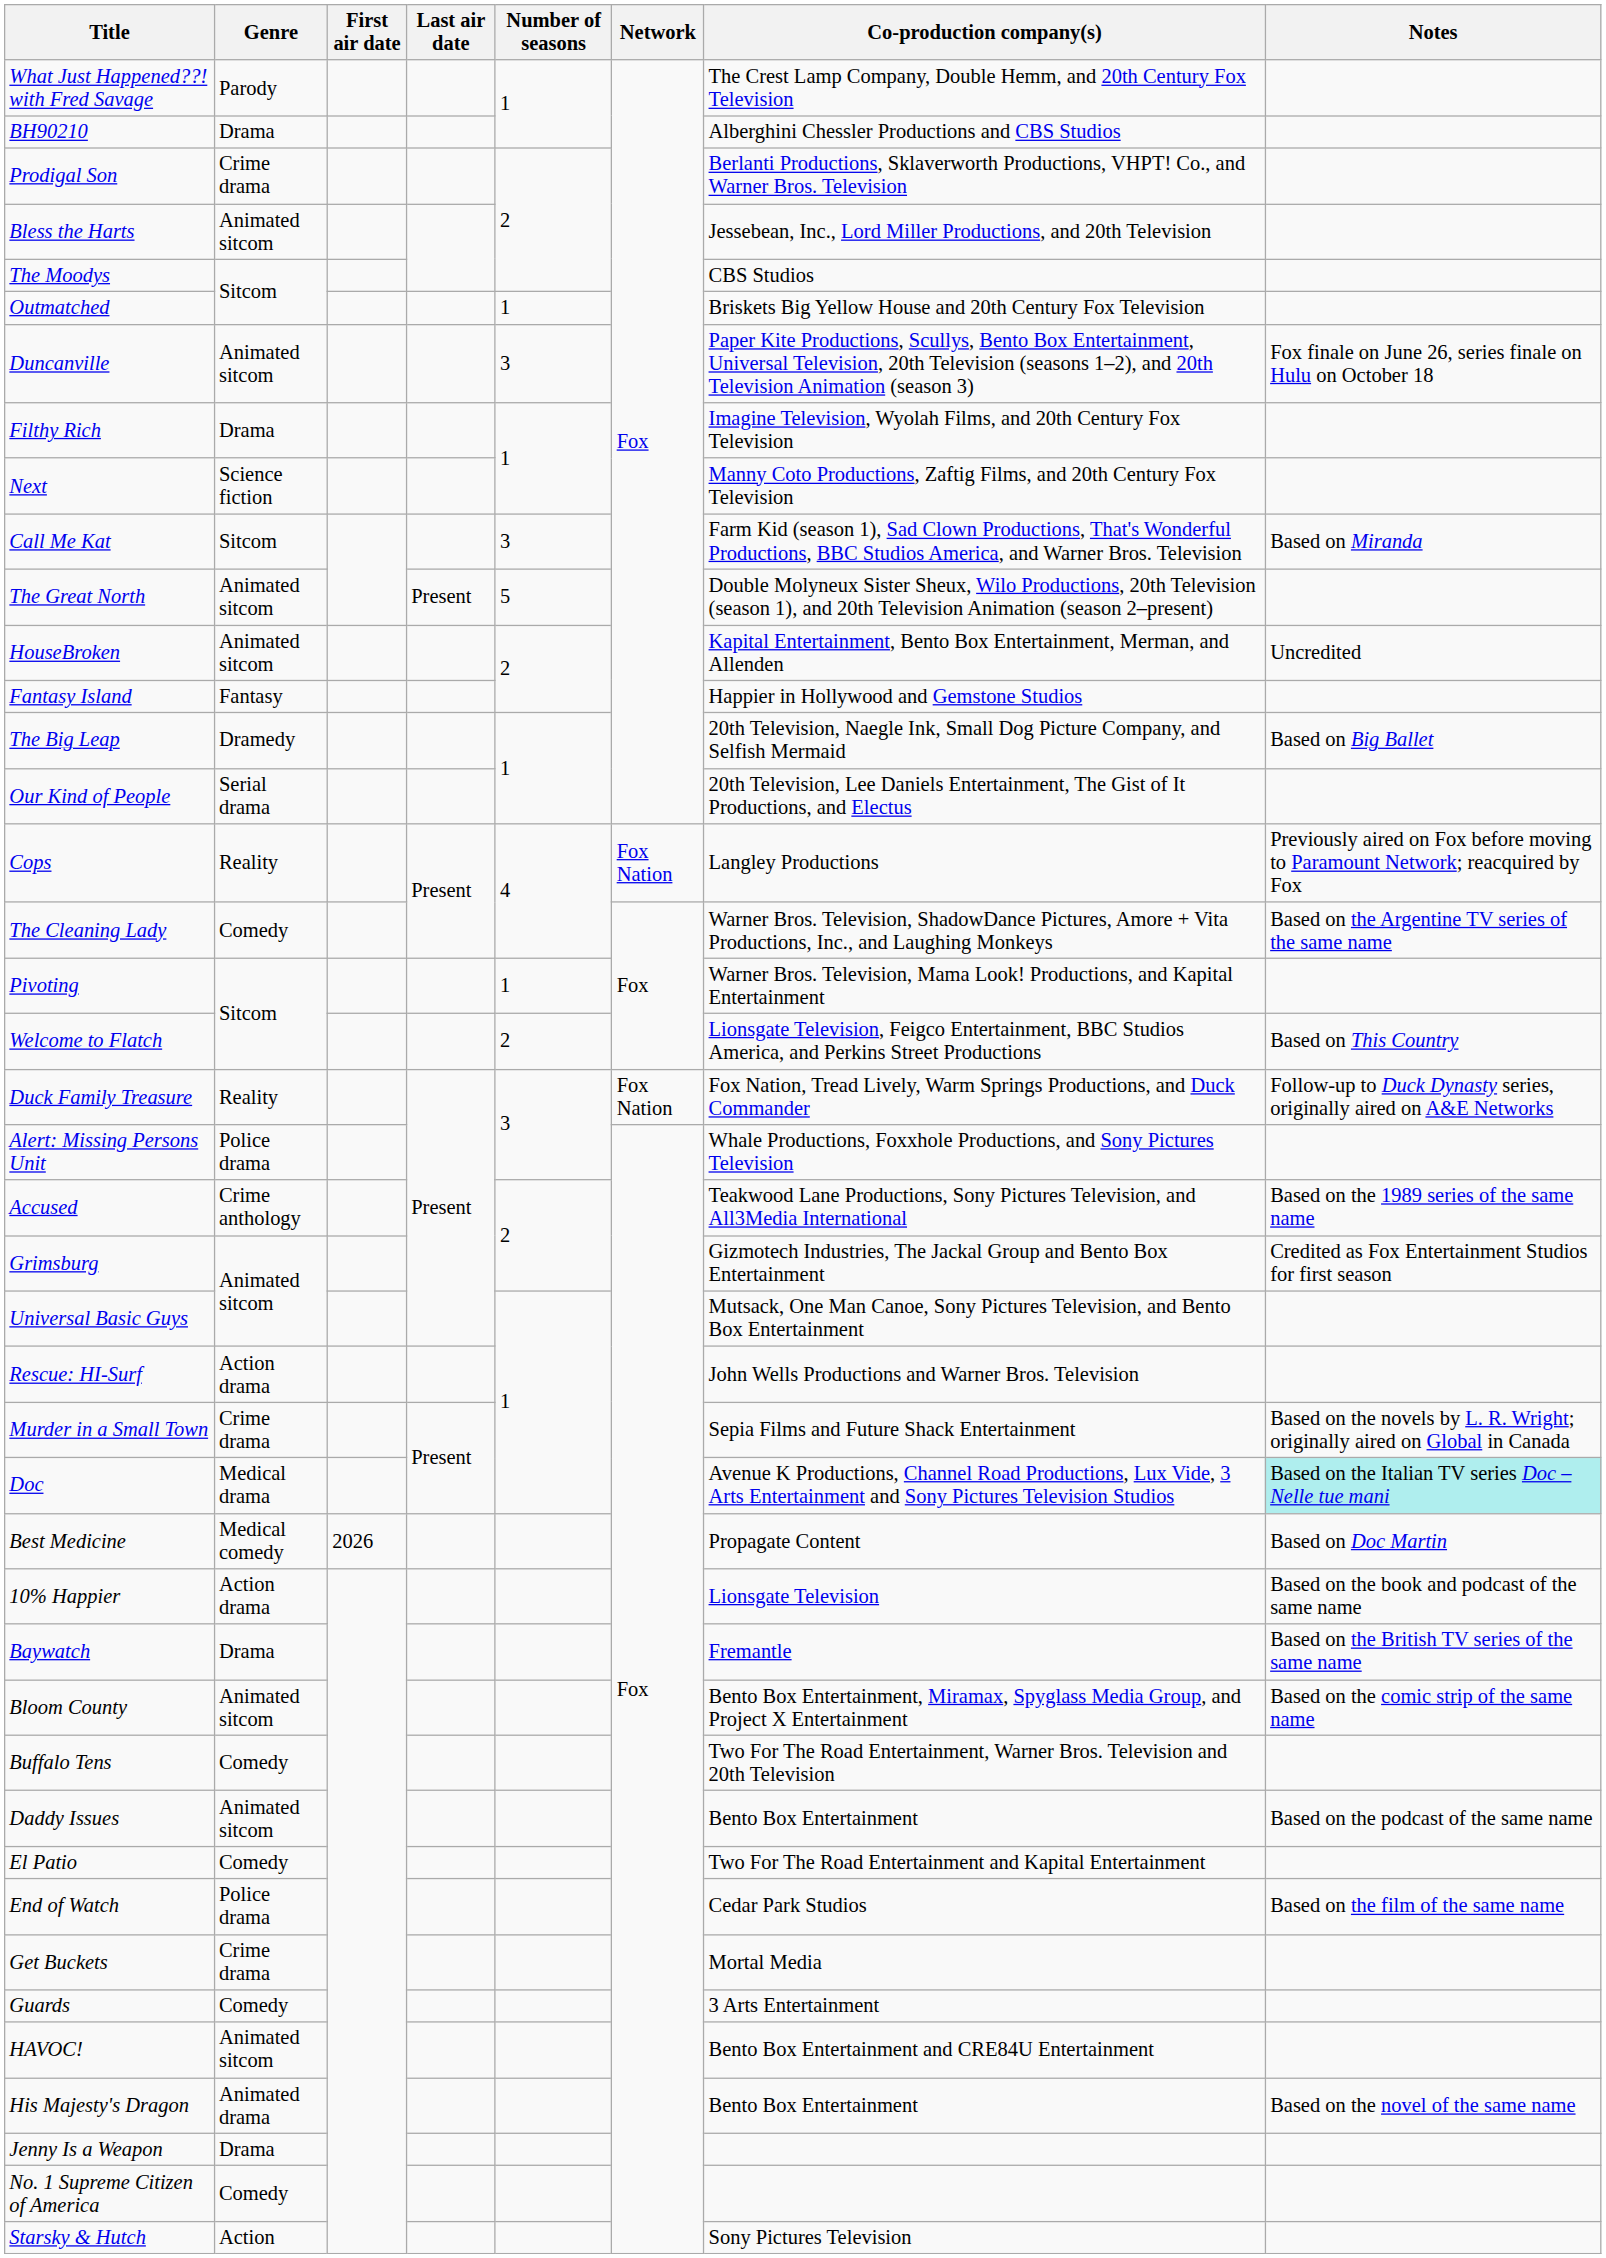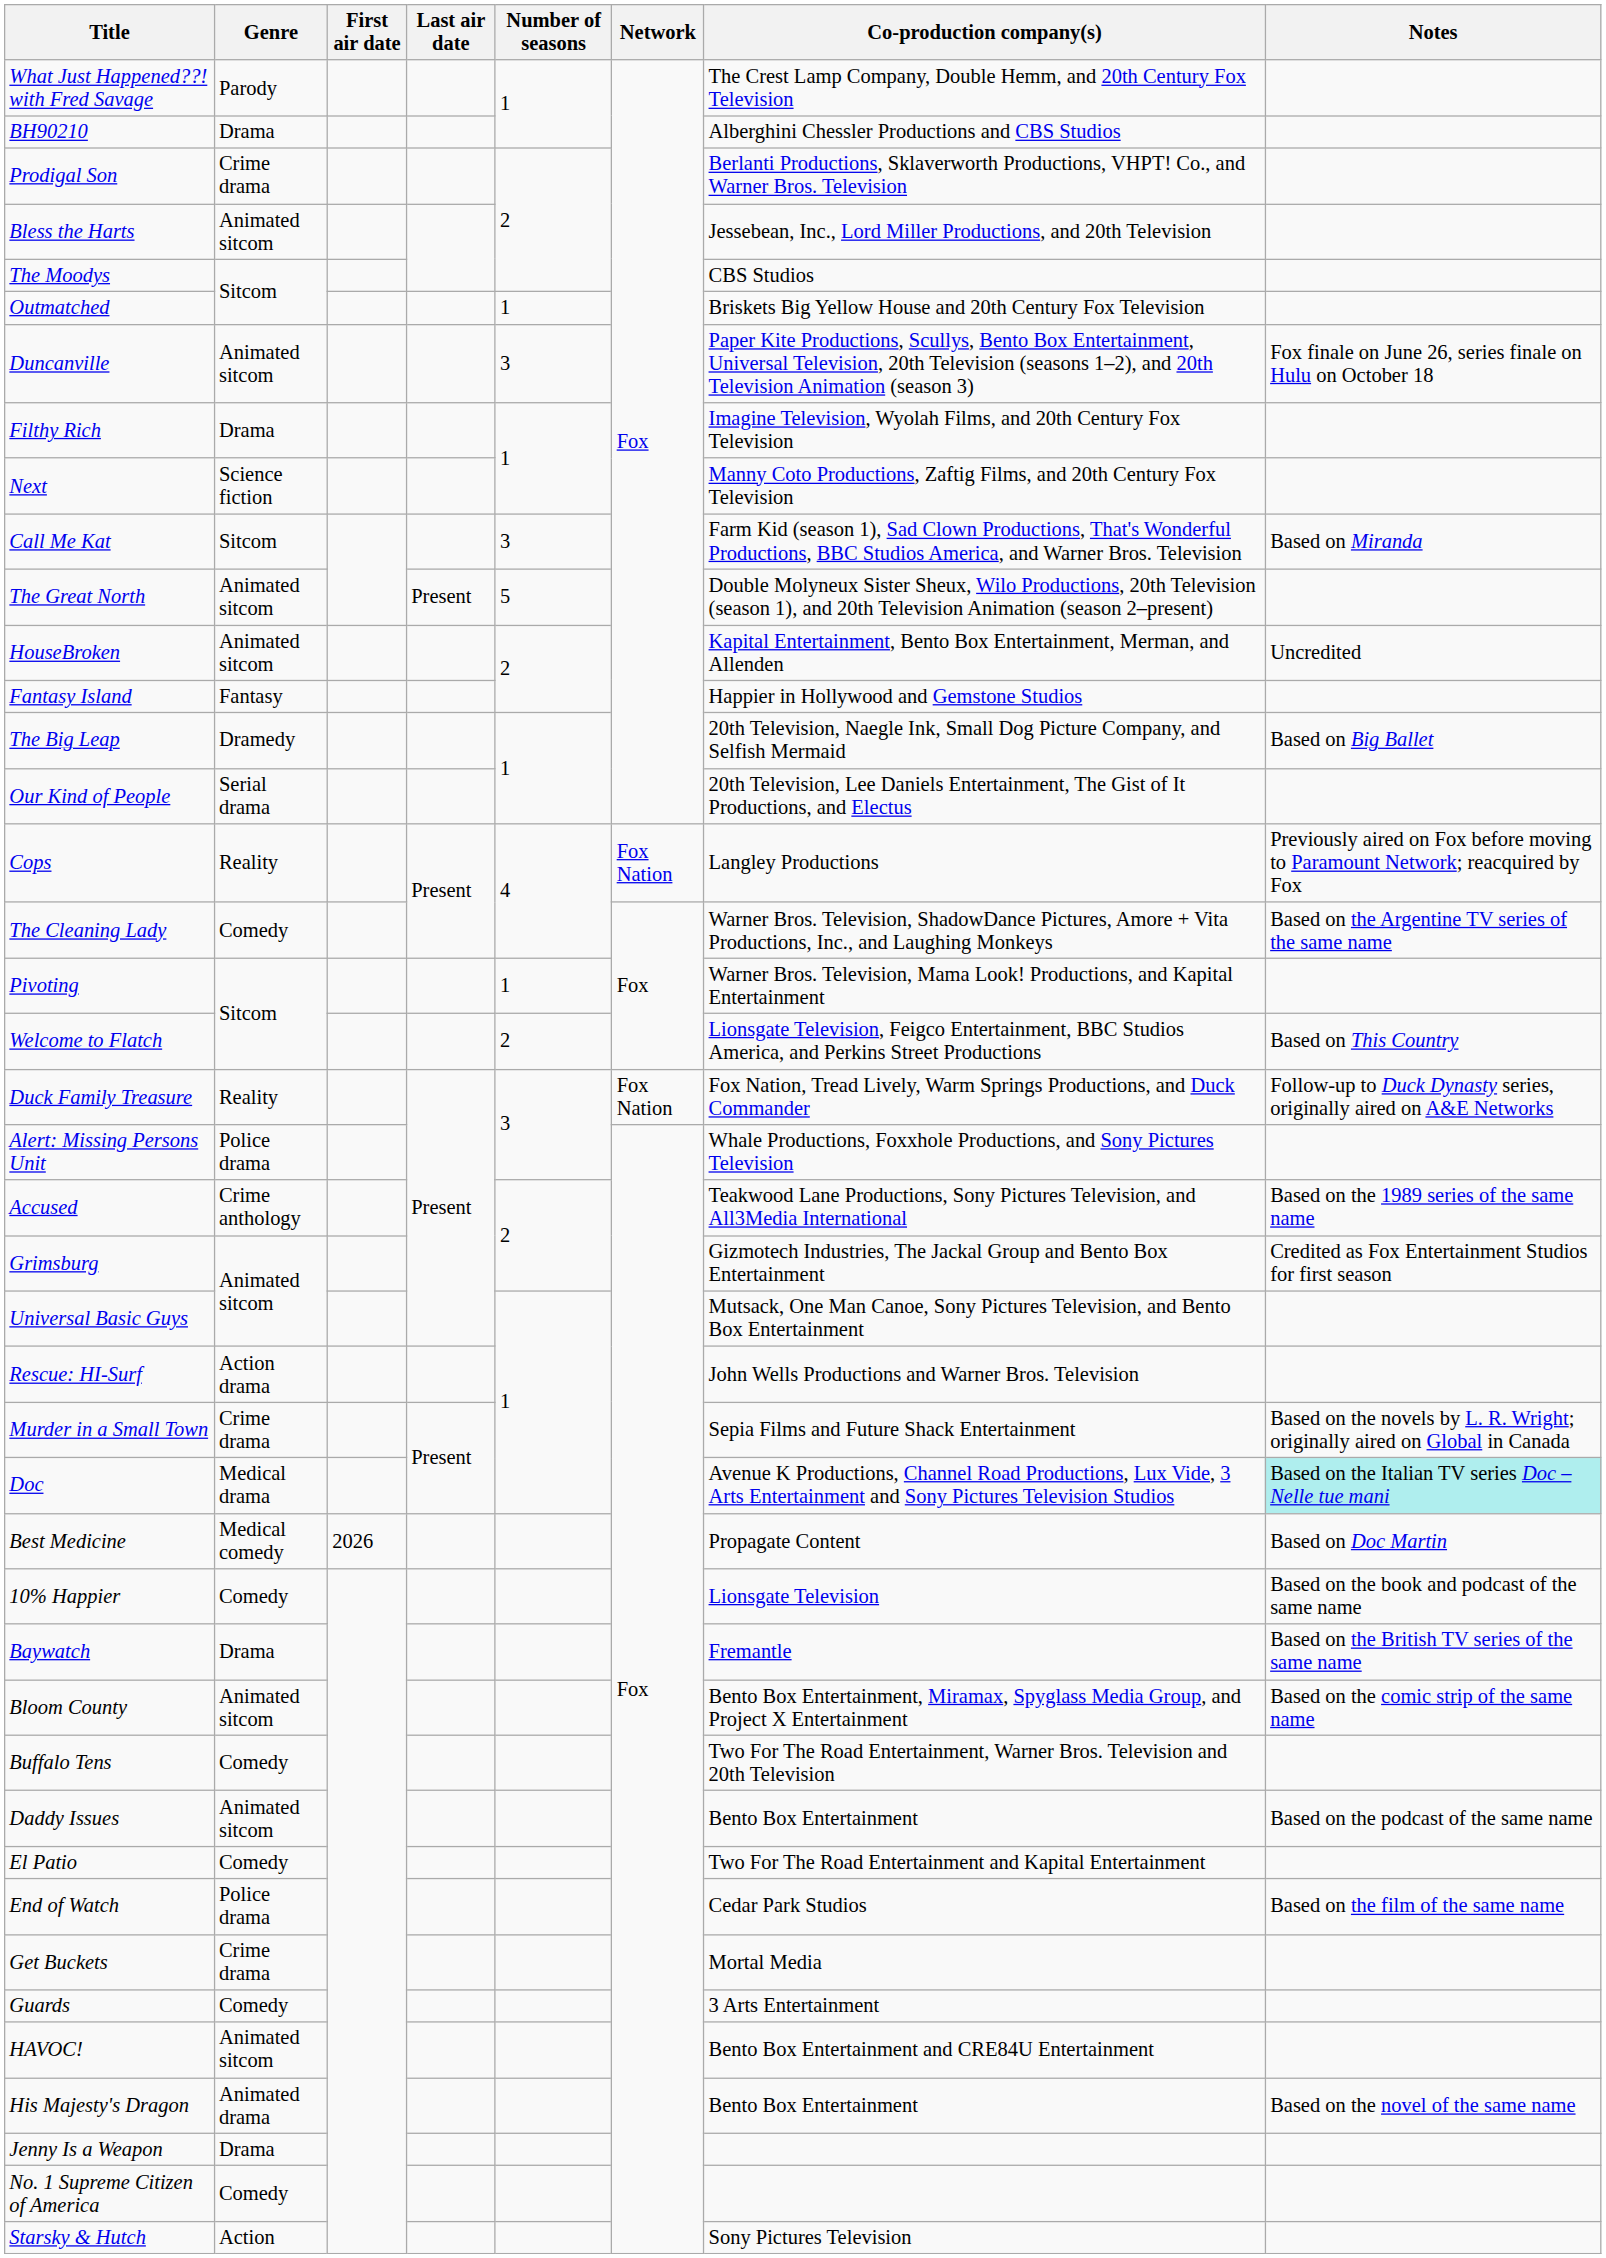(247, 1596) Action drama -> (254, 1596) Comedy
